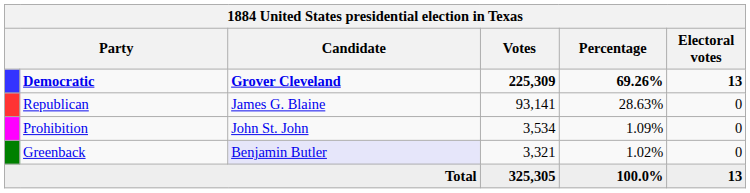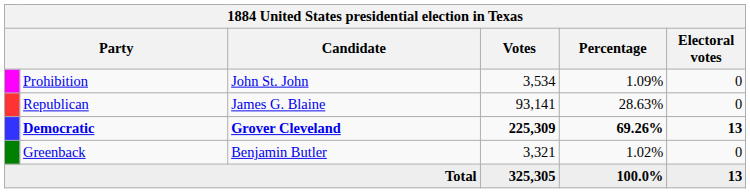rows swapped: (59, 81) <-> (56, 128)
(279, 152) lavender background -> (279, 152) no background
